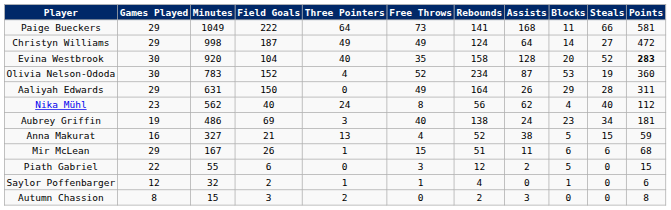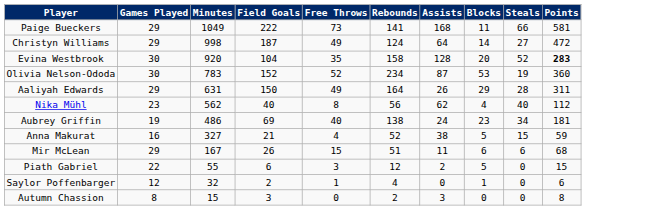- column: (345, 12)
